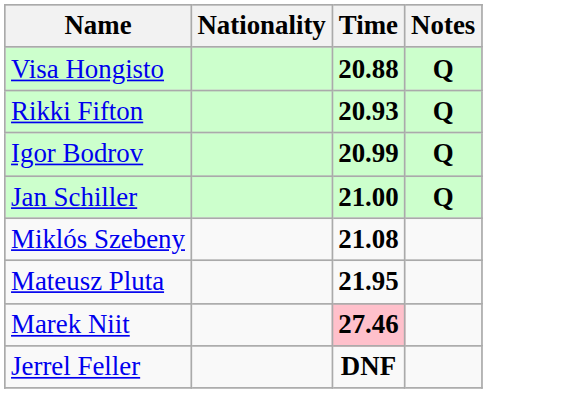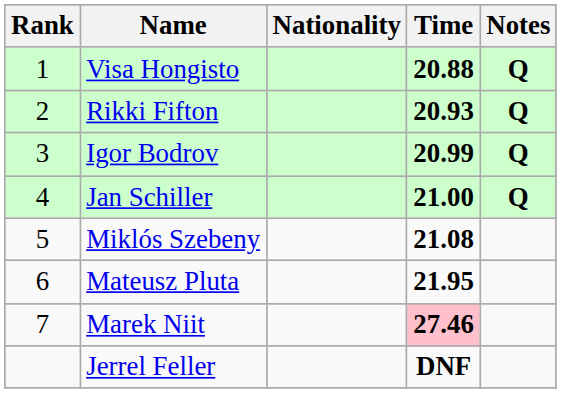+ column: (42, 25)
